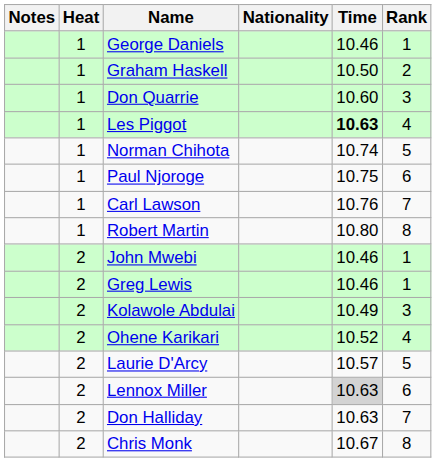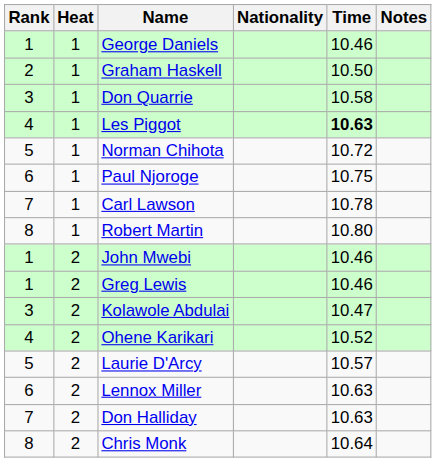columns swapped: (407, 17) <-> (32, 17)
(357, 97) 10.60 -> (352, 97) 10.58
(357, 151) 10.74 -> (352, 151) 10.72
(357, 204) 10.76 -> (352, 204) 10.78
(357, 310) 10.49 -> (352, 310) 10.47
(357, 390) lightgrey background -> (352, 390) no background
(357, 444) 10.67 -> (352, 444) 10.64
